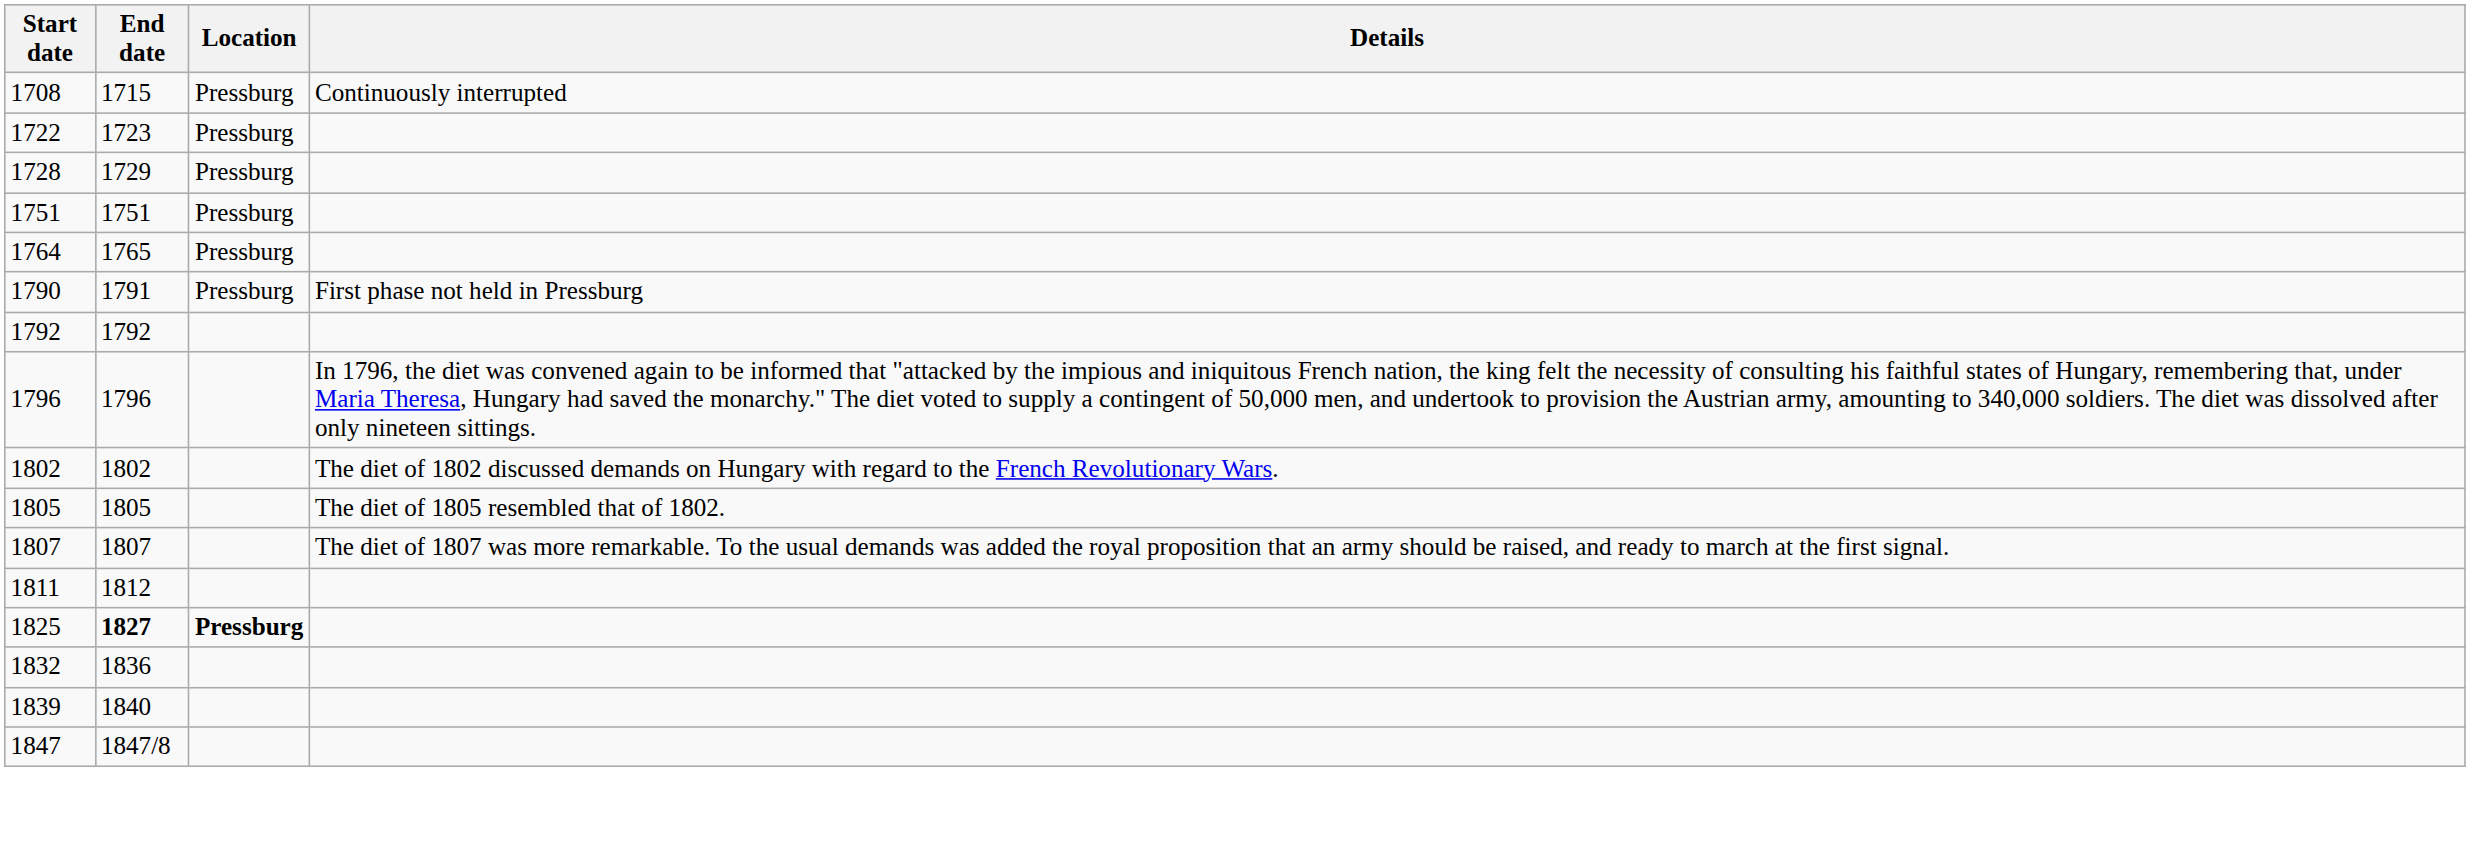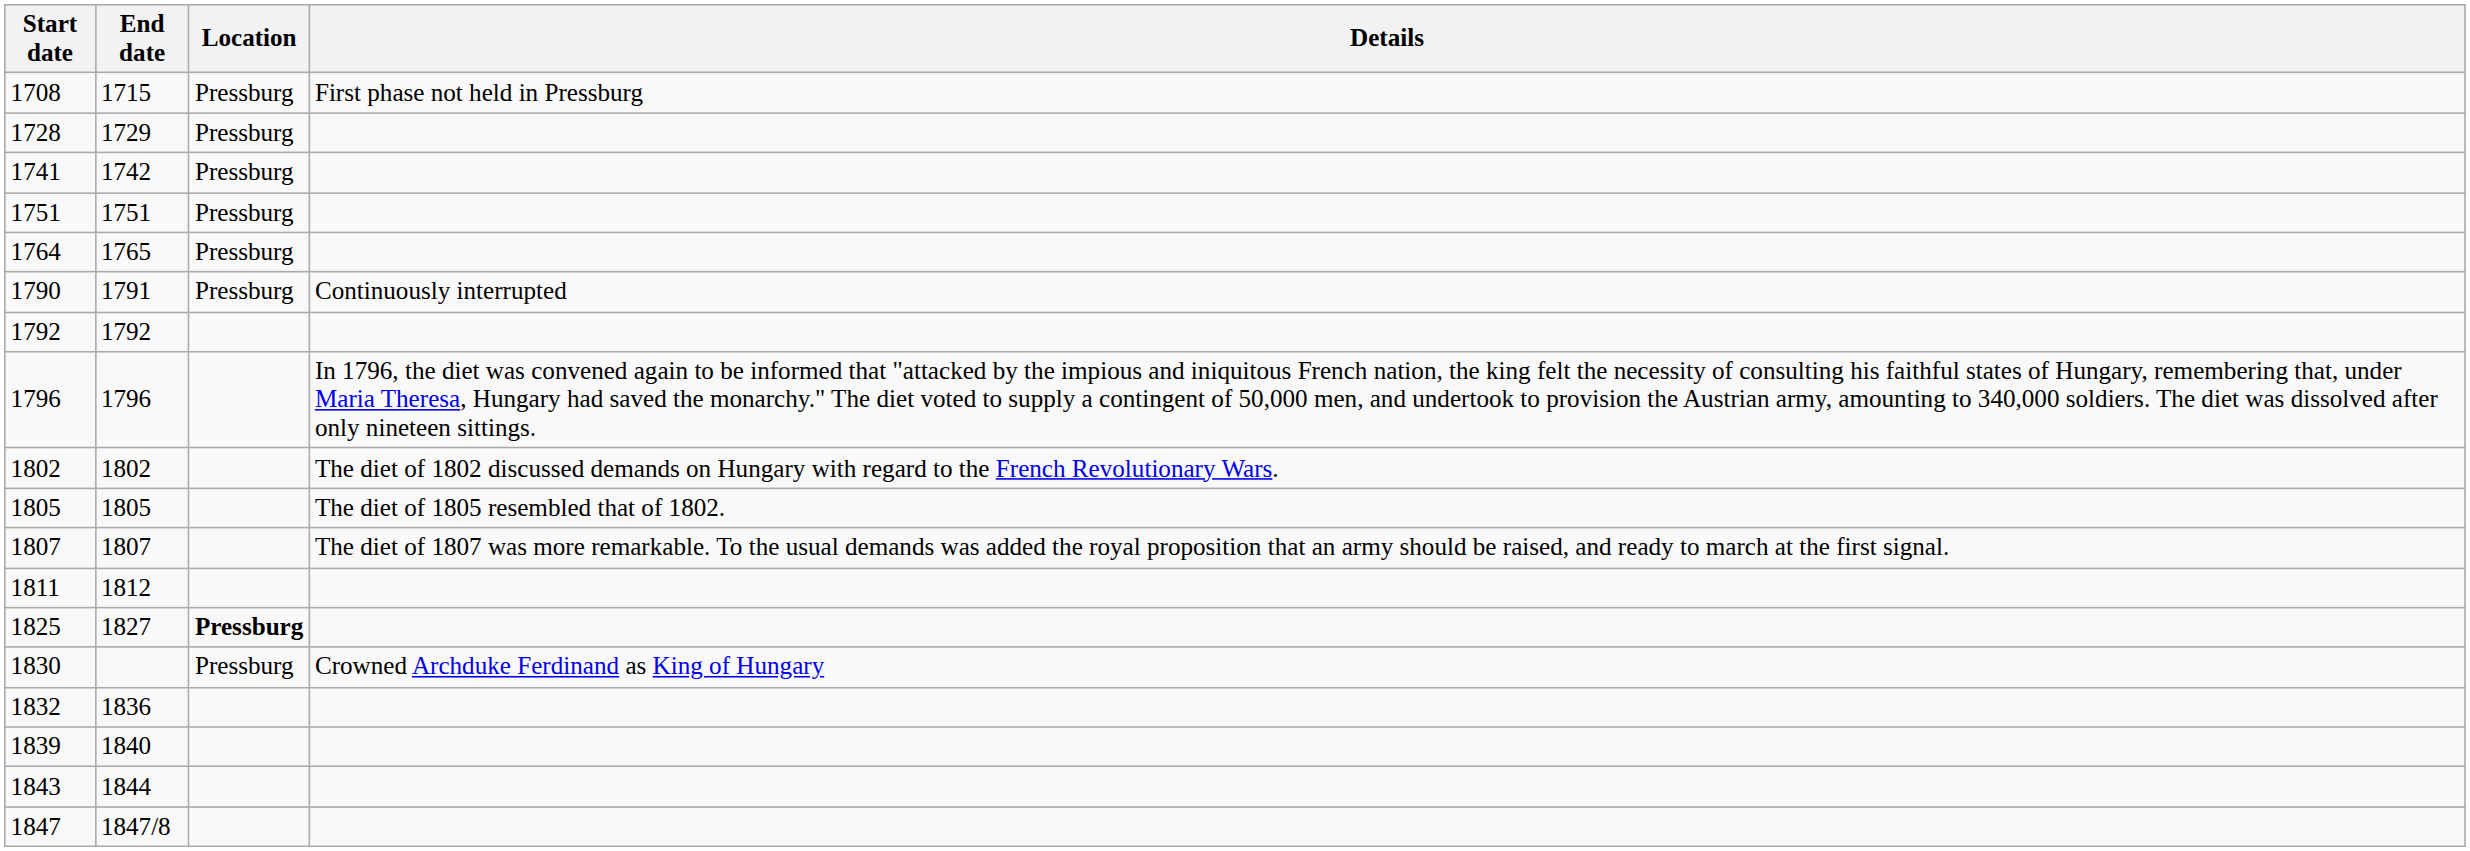(441, 92) Continuously interrupted -> (479, 92) First phase not held in Pressburg
- row: (36, 132)
+ row: (36, 172)
(479, 291) First phase not held in Pressburg -> (441, 291) Continuously interrupted
(126, 627) bold -> (126, 627) normal
+ row: (36, 666)
+ row: (36, 786)
